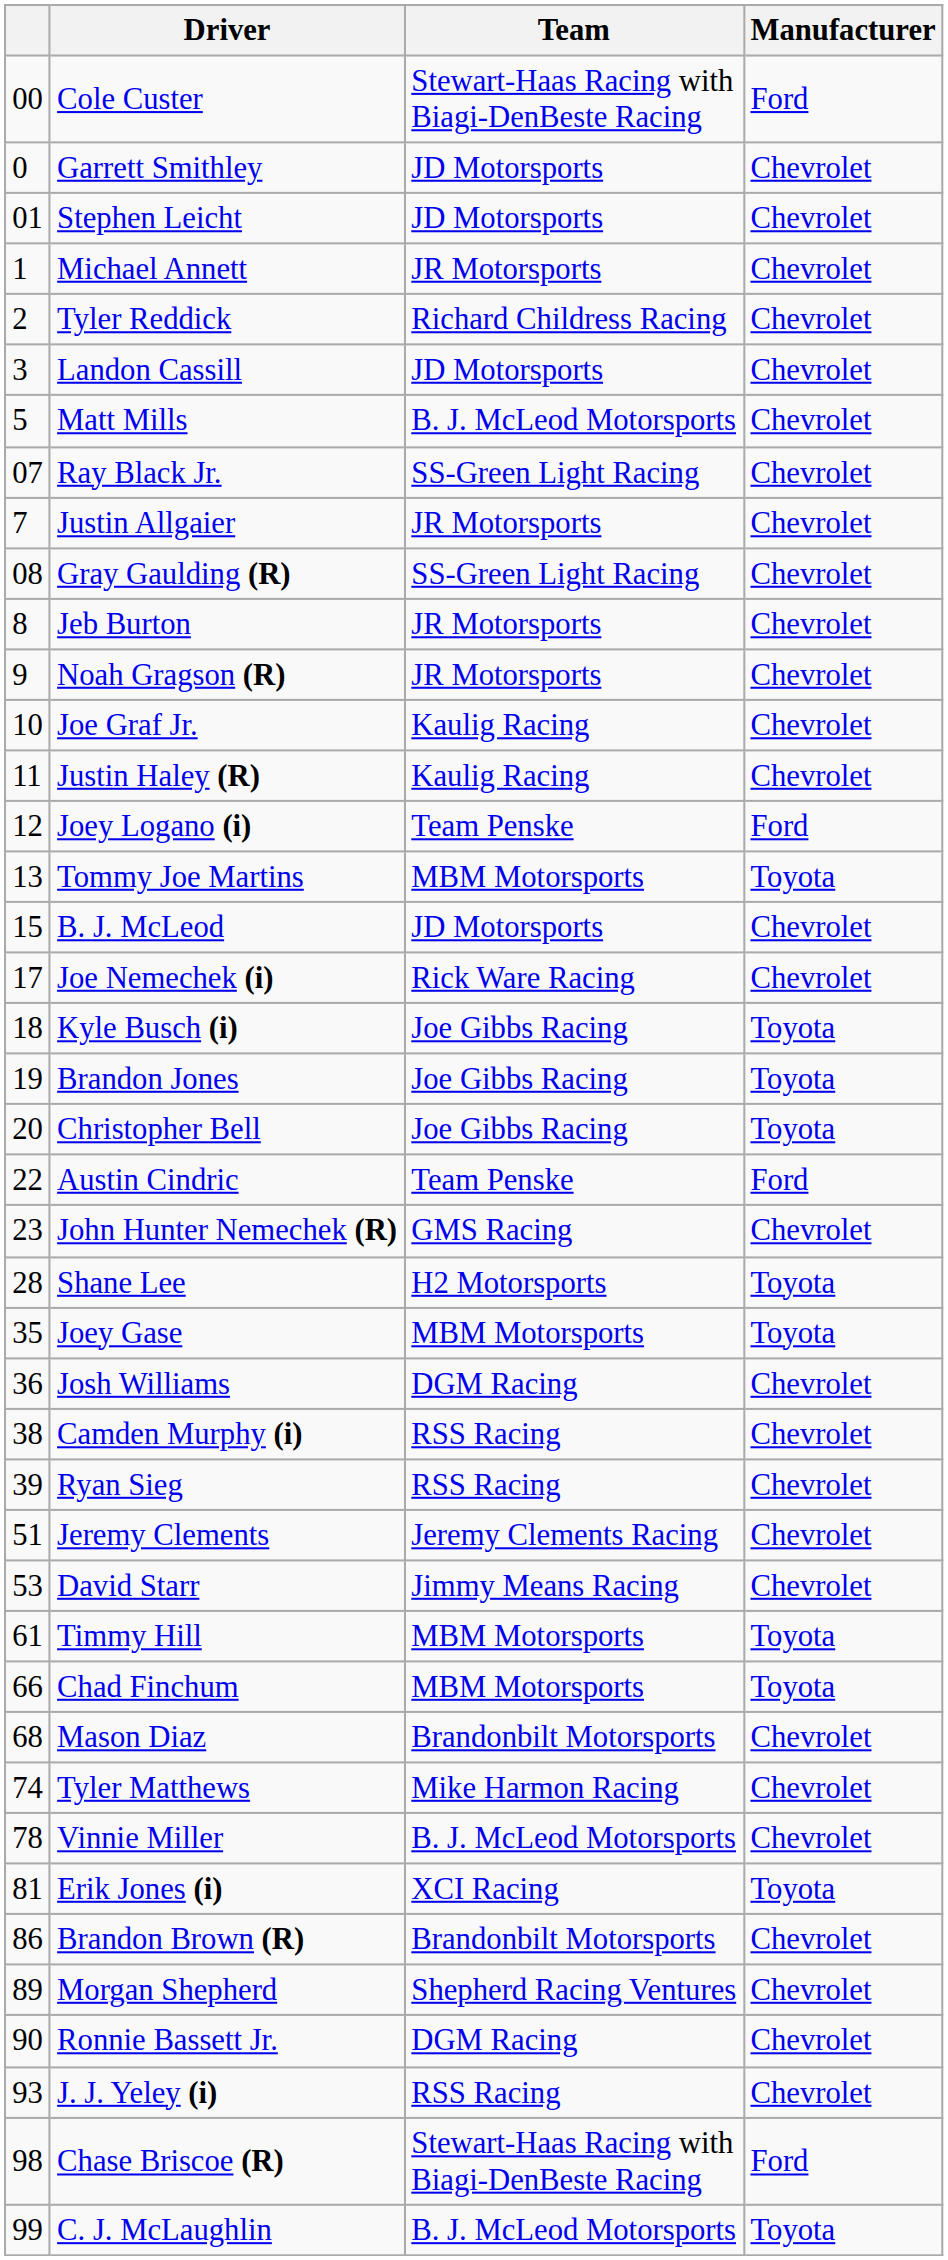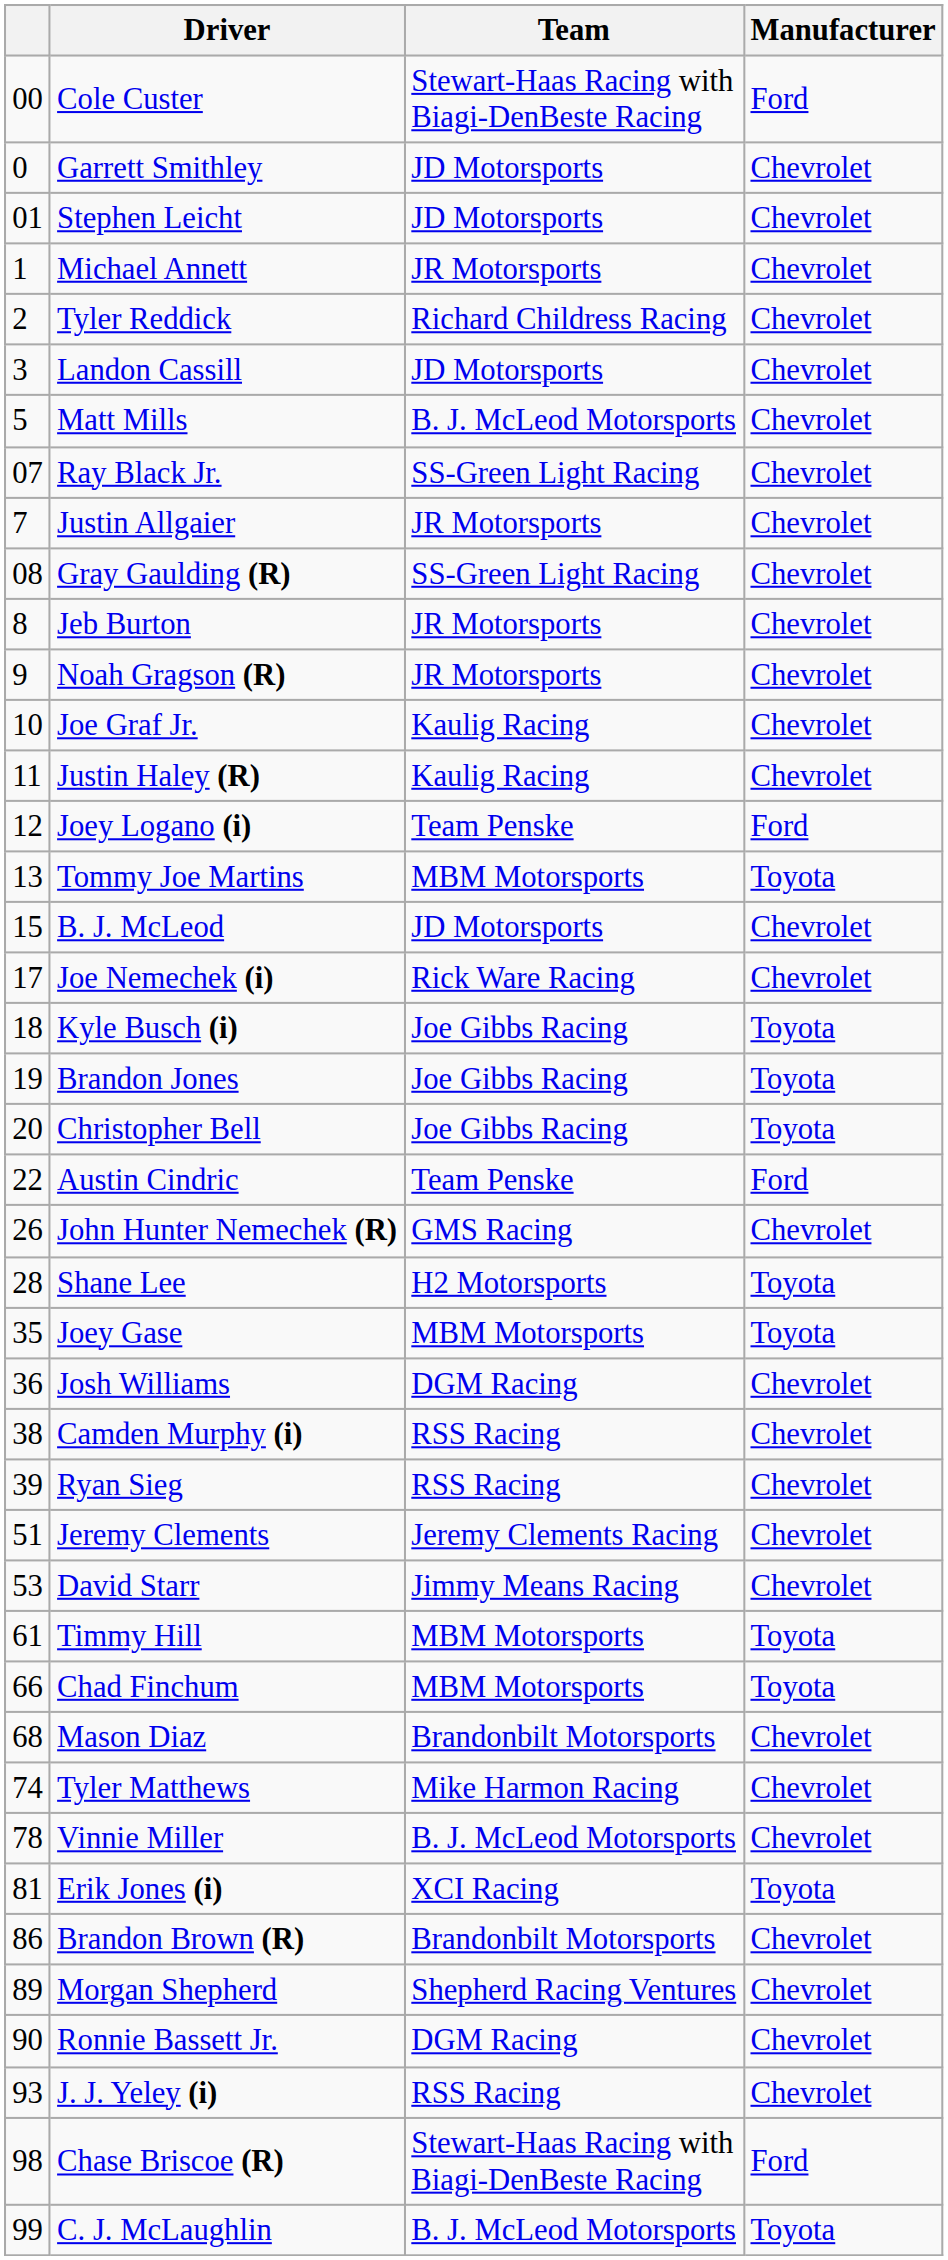(27, 1230) 23 -> (27, 1230) 26
